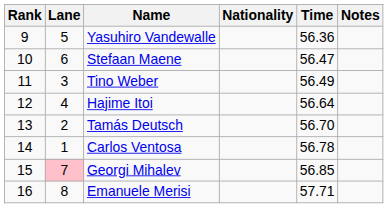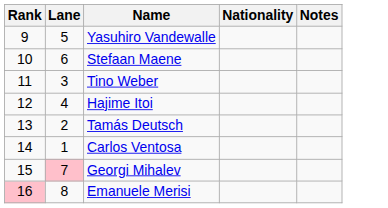- column: (317, 15)
(25, 192) no background -> (25, 192) pink background
